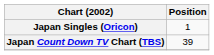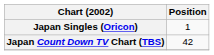(188, 42) 39 -> (188, 42) 42
